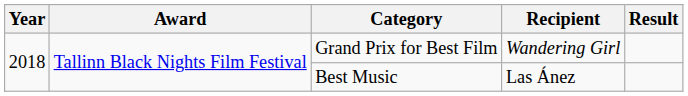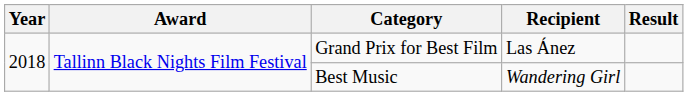(563, 47) Wandering Girl -> (541, 47) Las Ánez
(541, 76) Las Ánez -> (563, 76) Wandering Girl
